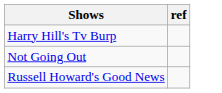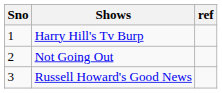+ column: (18, 14)
